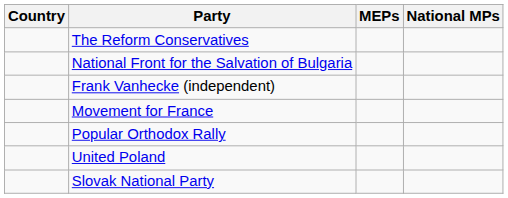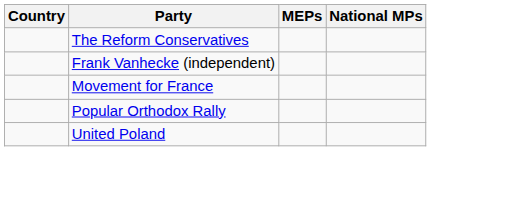- row: (212, 63)
- row: (143, 181)
